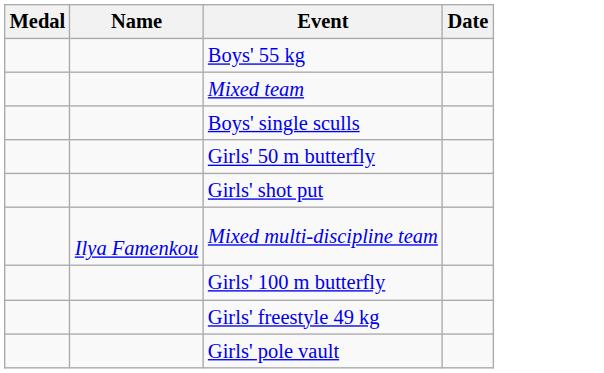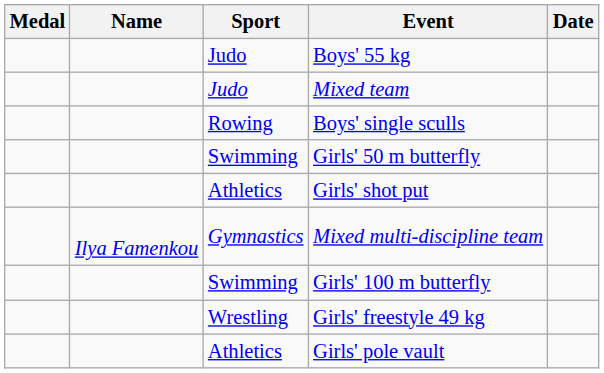+ column: (256, 21)
